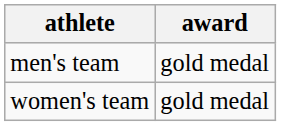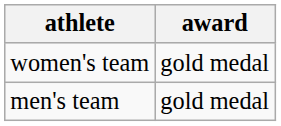rows swapped: (65, 62) <-> (80, 100)
